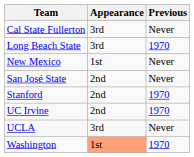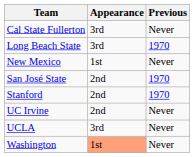(161, 78) Never -> (159, 78) 1970
(159, 111) 1970 -> (161, 111) Never
(159, 144) 1970 -> (161, 144) Never
